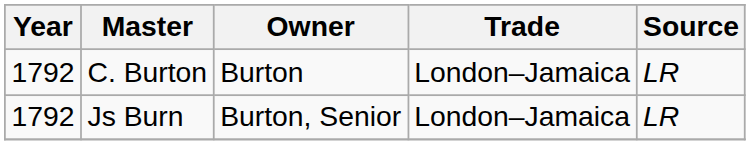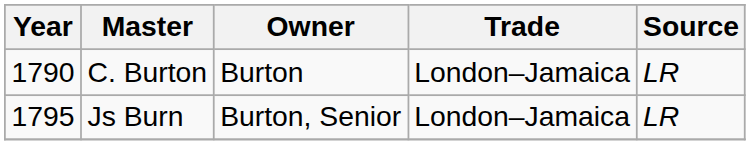(43, 71) 1792 -> (43, 71) 1790
(43, 116) 1792 -> (43, 116) 1795
